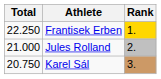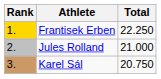columns swapped: (140, 13) <-> (23, 13)
